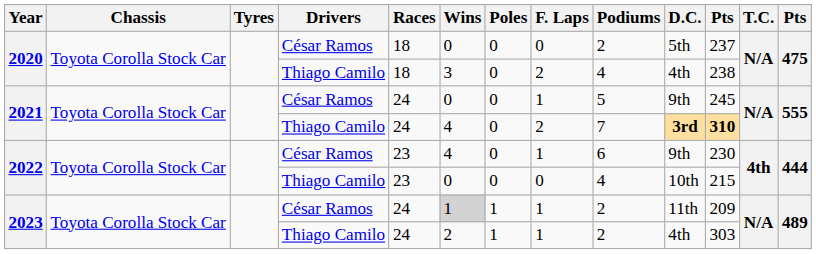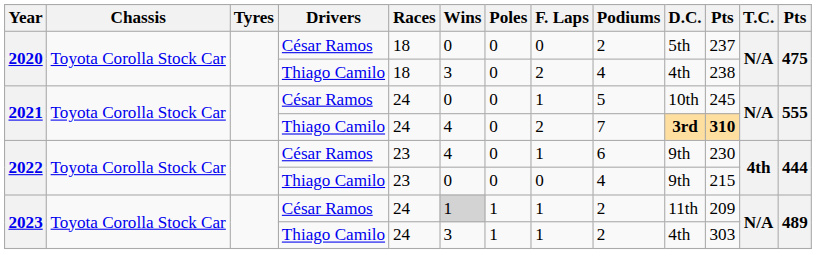(679, 99) 9th -> (684, 99) 10th
(684, 180) 10th -> (679, 180) 9th
(448, 235) 2 -> (448, 235) 3
